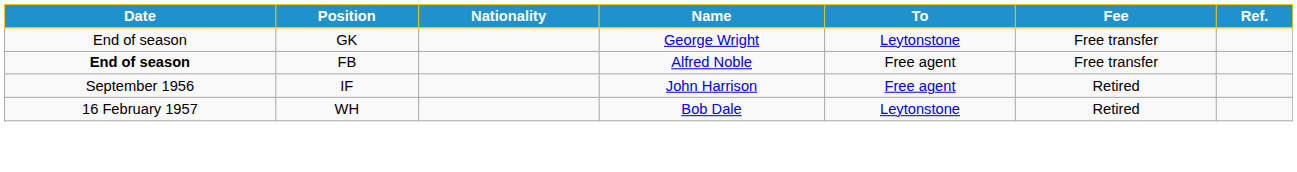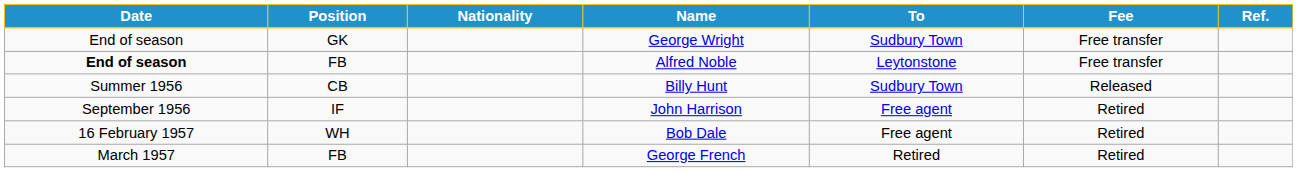(920, 40) Leytonstone -> (916, 40) Sudbury Town
(920, 63) Free agent -> (916, 63) Leytonstone
+ row: (696, 86)
(920, 109) Leytonstone -> (916, 133) Free agent
+ row: (696, 156)
